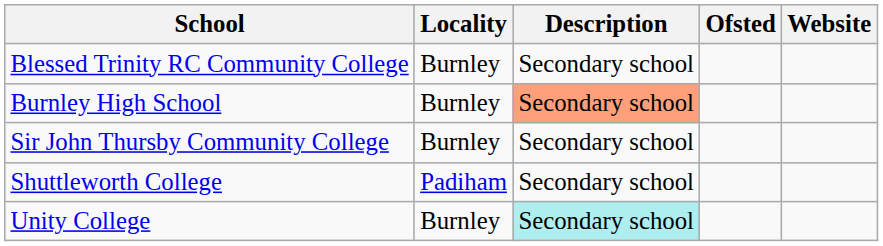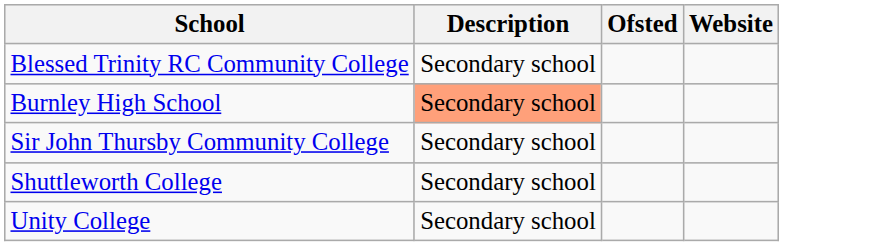- column: (464, 24)
(606, 220) paleturquoise background -> (508, 220) no background
